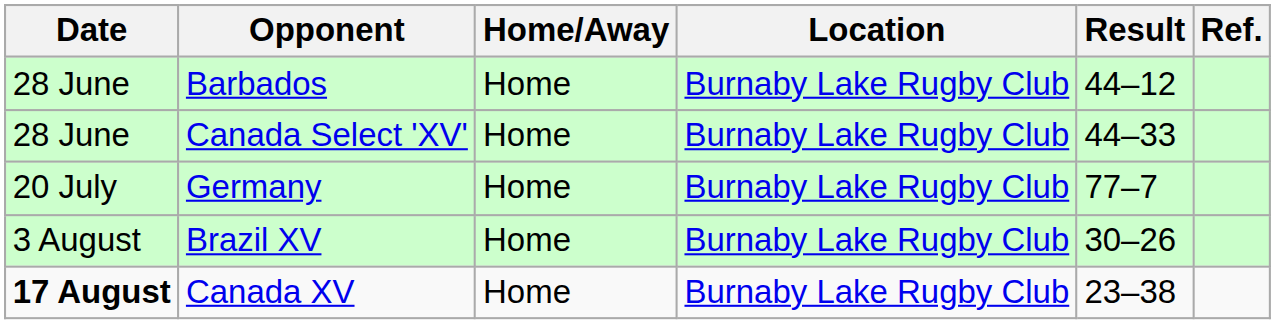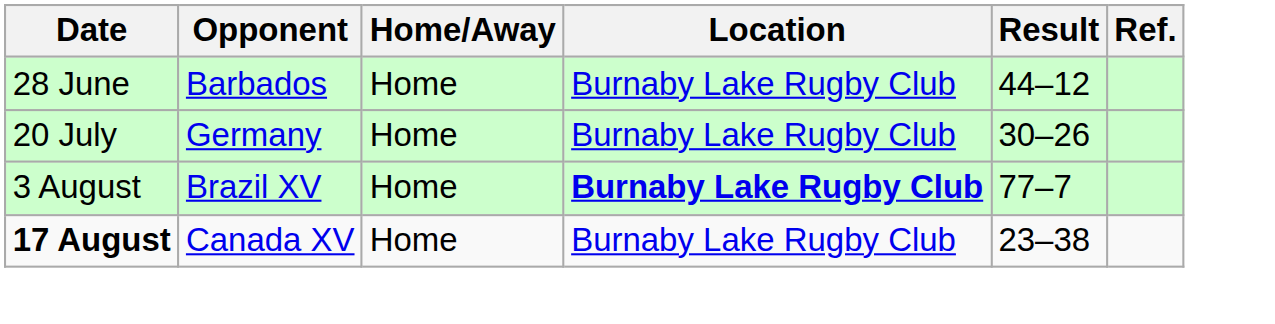- row: (327, 135)
(1121, 187) 77–7 -> (1044, 135) 30–26
(877, 239) normal -> (777, 187) bold
(1130, 239) 30–26 -> (1035, 187) 77–7
